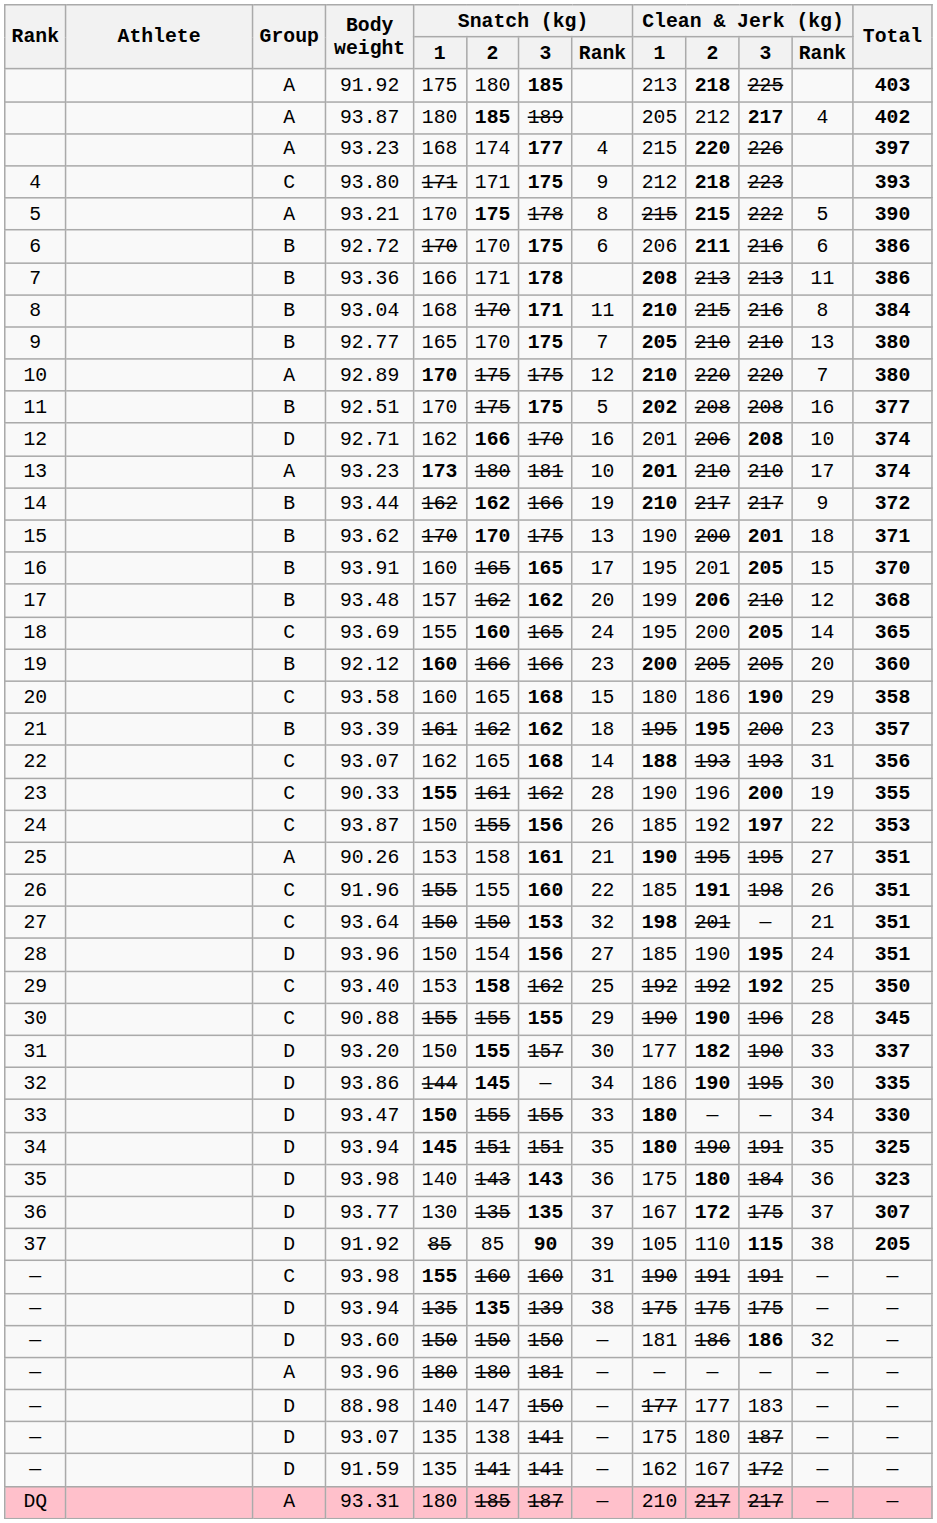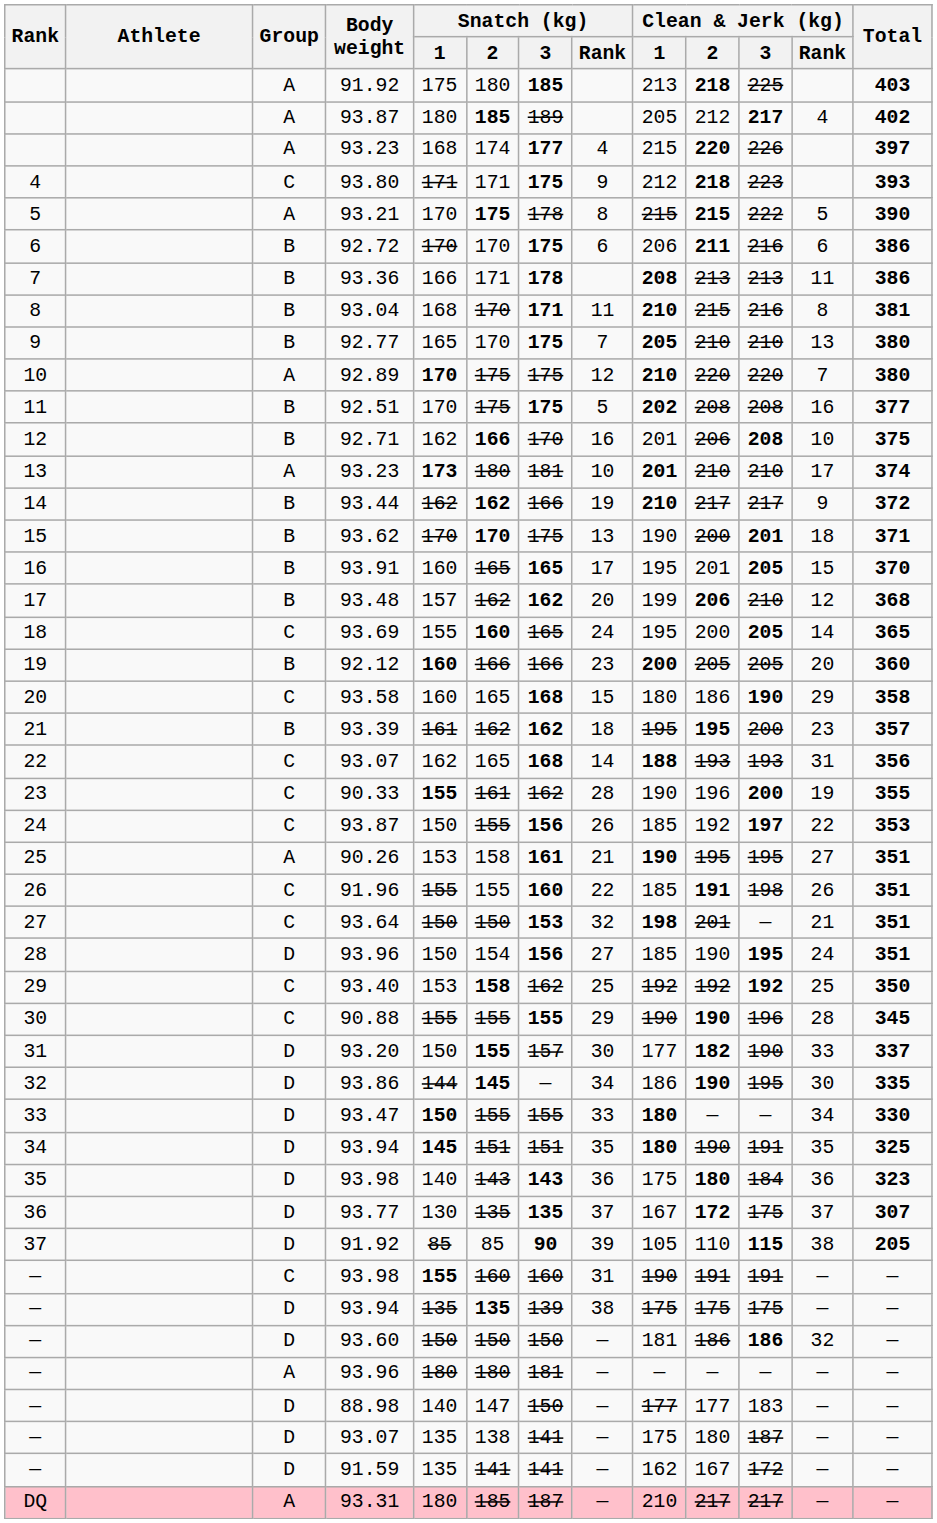(892, 311) 384 -> (892, 311) 381
(289, 440) D -> (289, 440) B
(892, 440) 374 -> (892, 440) 375
